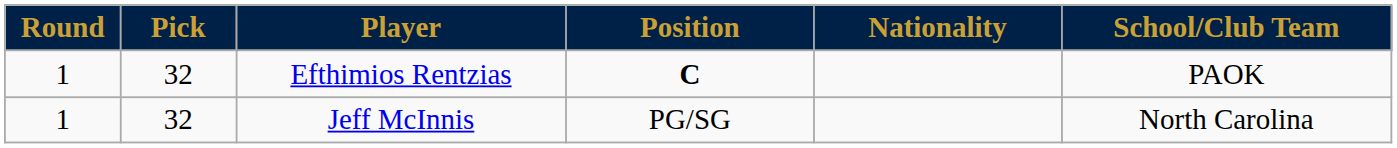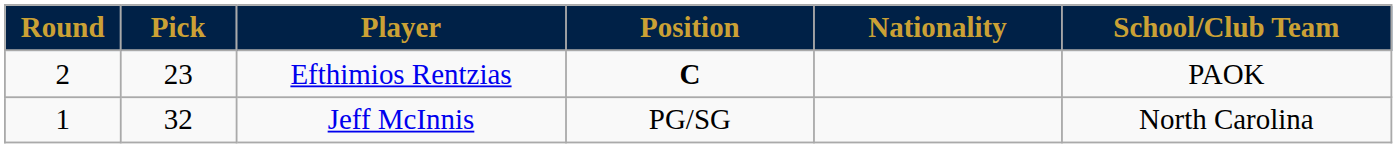(63, 73) 1 -> (63, 73) 2
(178, 73) 32 -> (178, 73) 23
